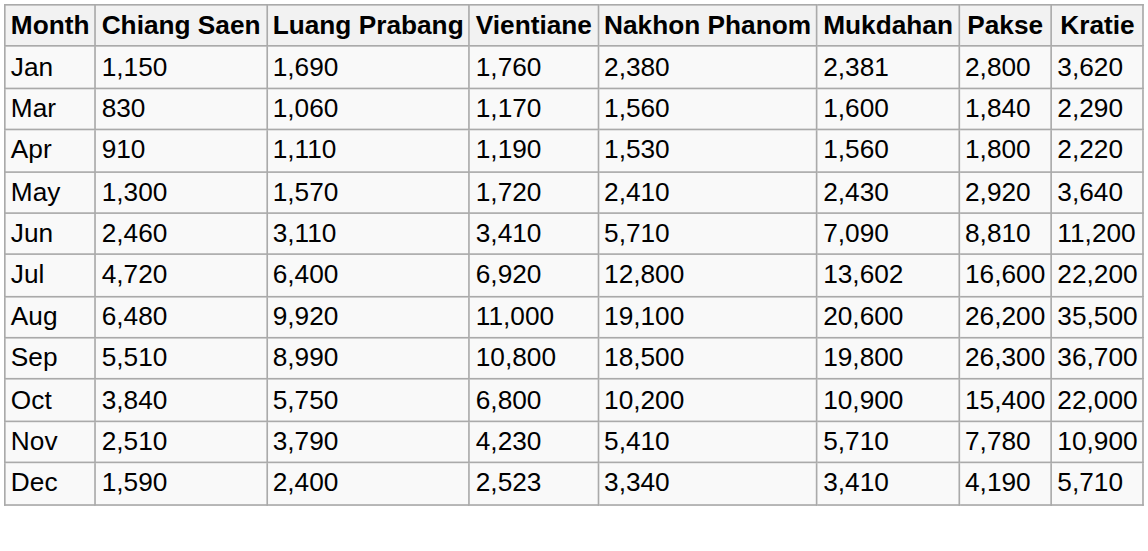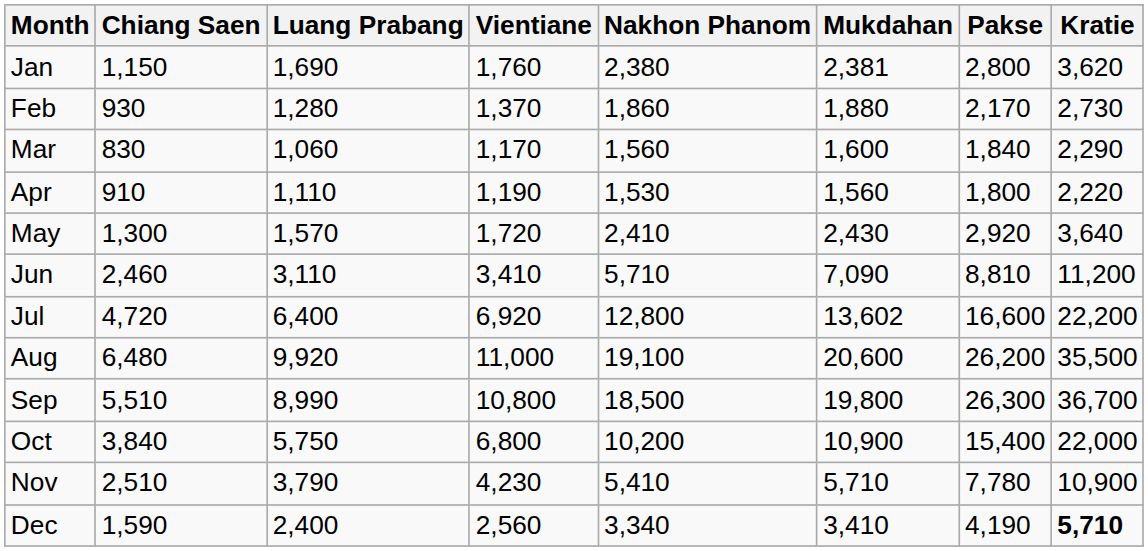+ row: (33, 108)
(509, 483) 2,523 -> (509, 524) 2,560
(1090, 483) normal -> (1090, 524) bold
